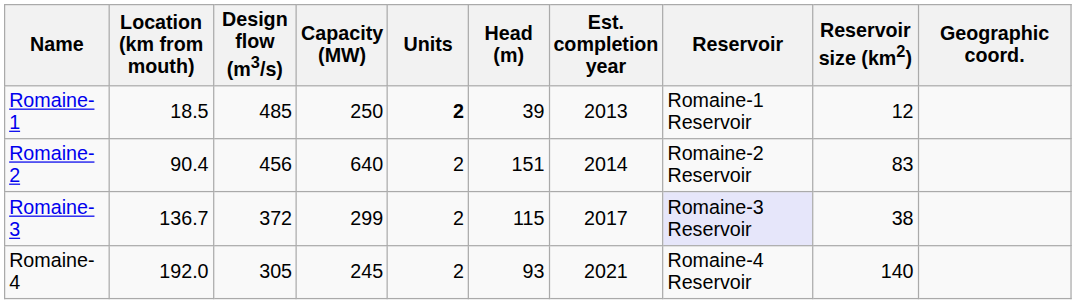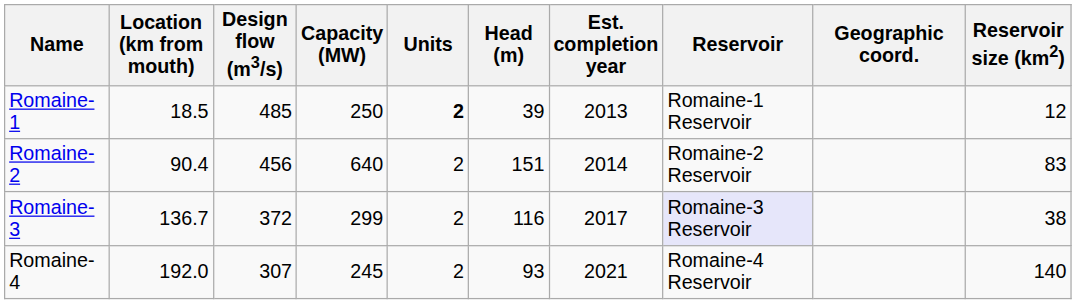columns swapped: (865, 44) <-> (995, 44)
(529, 218) 115 -> (529, 218) 116
(276, 272) 305 -> (276, 272) 307
